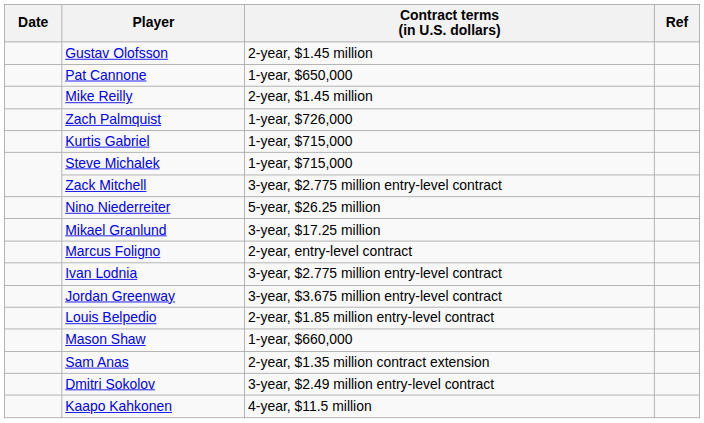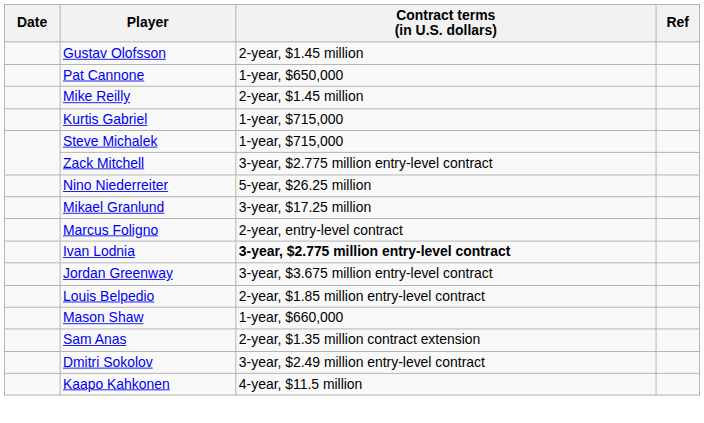- row: (113, 119)
(375, 274) normal -> (375, 251) bold
